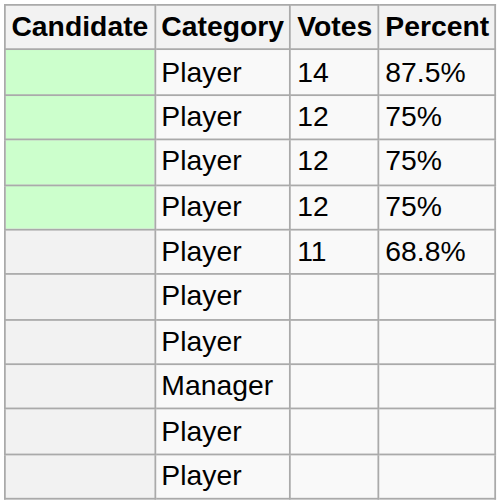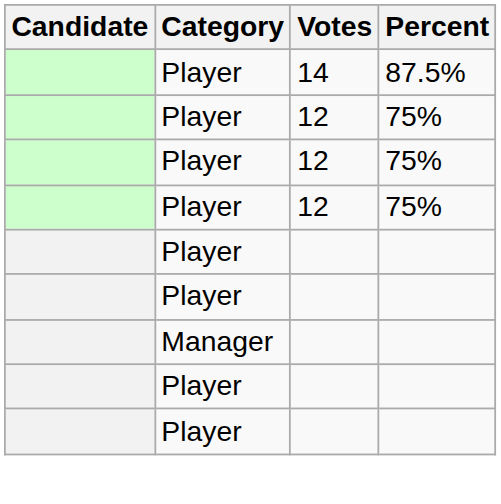- row: (202, 251)
